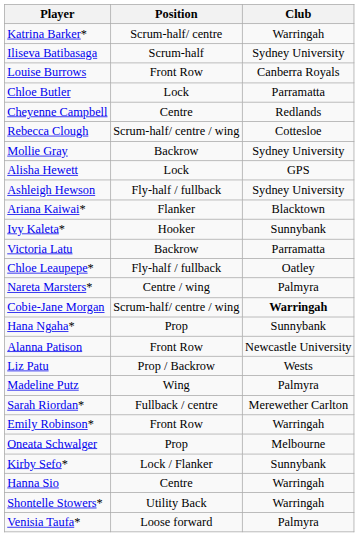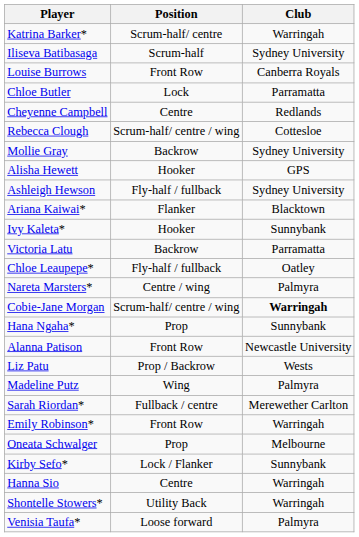(176, 170) Lock -> (176, 170) Hooker
